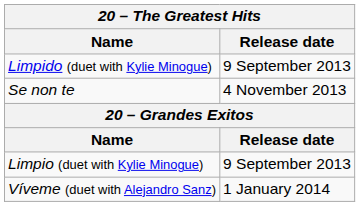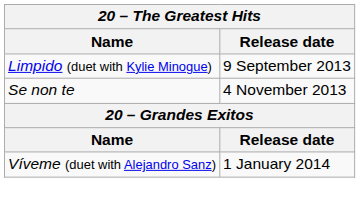- row: (106, 164)
